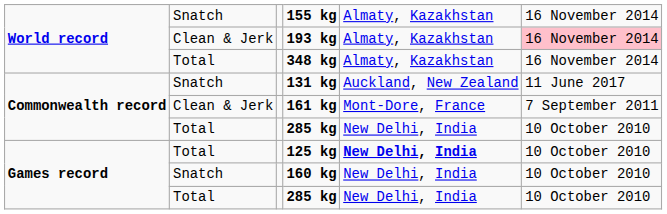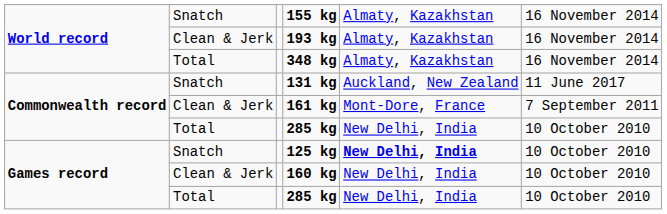(592, 39) pink background -> (592, 39) no background
(194, 152) Total -> (198, 152) Snatch
(198, 175) Snatch -> (223, 175) Clean & Jerk
